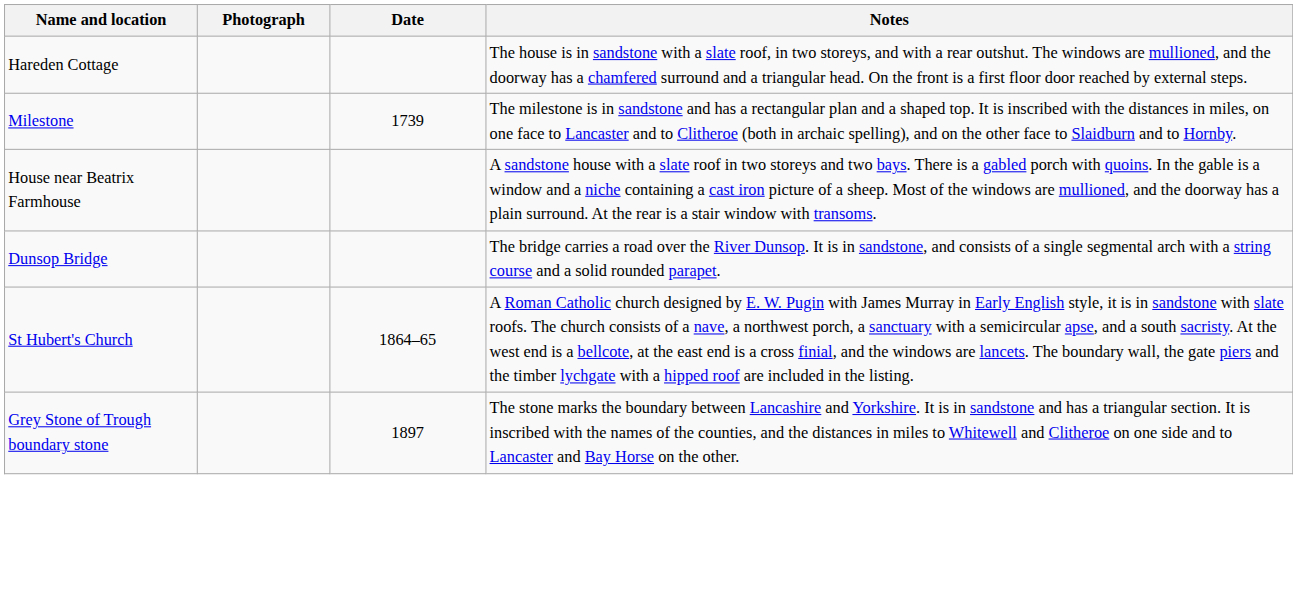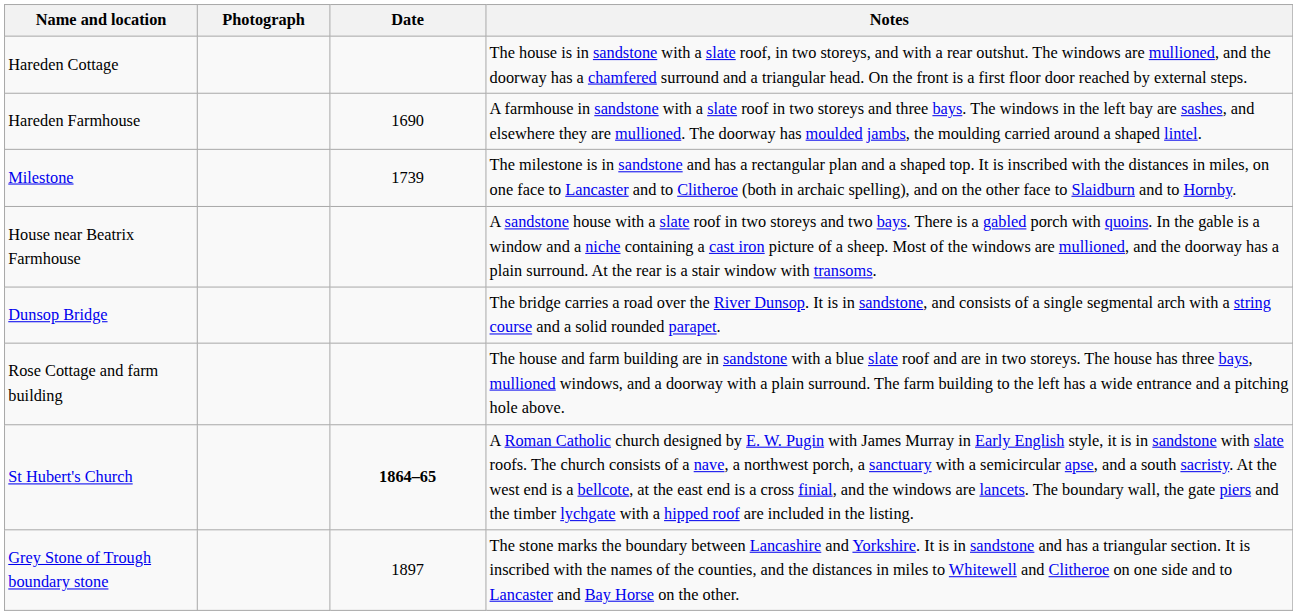+ row: (74, 121)
+ row: (83, 383)
(408, 339) normal -> (408, 477) bold
